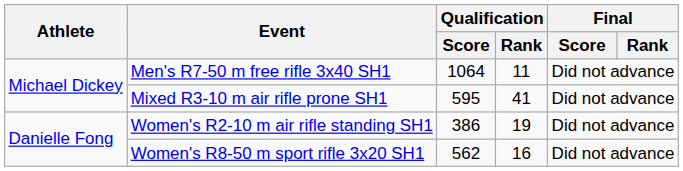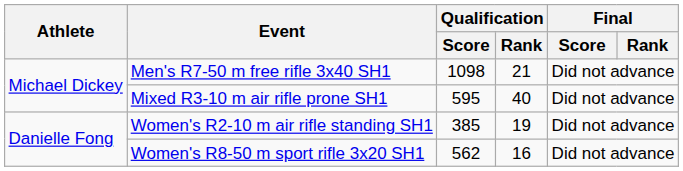(466, 72) 1064 -> (466, 72) 1098
(521, 72) 11 -> (521, 72) 21
(521, 99) 41 -> (521, 99) 40
(466, 126) 386 -> (466, 126) 385
